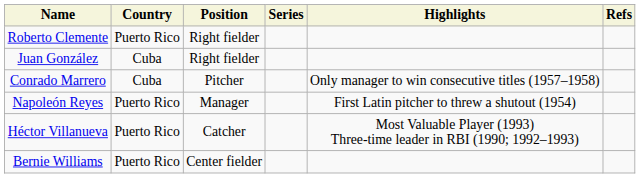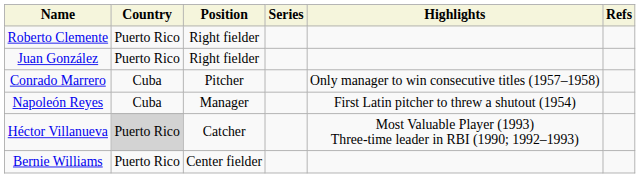(147, 59) Cuba -> (147, 59) Puerto Rico
(147, 102) Puerto Rico -> (147, 102) Cuba
(147, 132) no background -> (147, 132) lightgrey background
